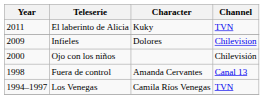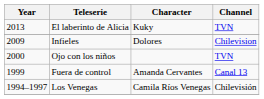(15, 27) 2011 -> (16, 27) 2013
(236, 57) Chilevisión -> (224, 57) TVN
(16, 72) 1998 -> (16, 72) 1999
(224, 87) TVN -> (236, 87) Chilevisión
